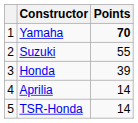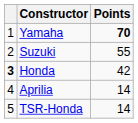(11, 71) normal -> (11, 71) bold
(124, 71) 39 -> (124, 71) 42
